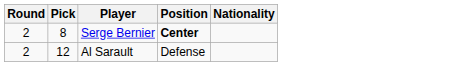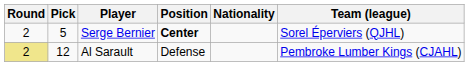+ column: (371, 14)
(63, 33) 8 -> (63, 33) 5
(26, 52) no background -> (26, 52) khaki background
